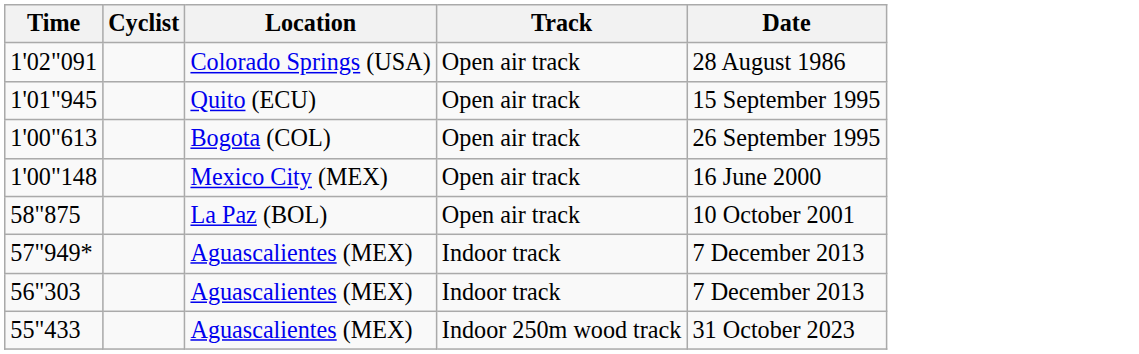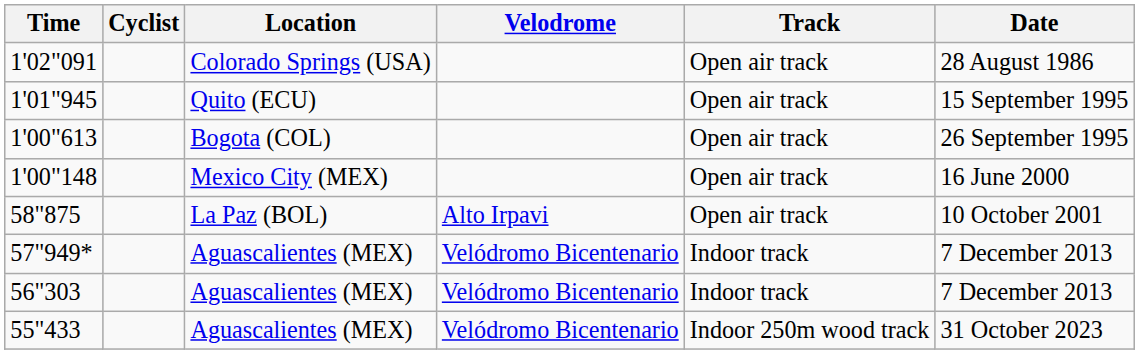+ column: (560, 23)
